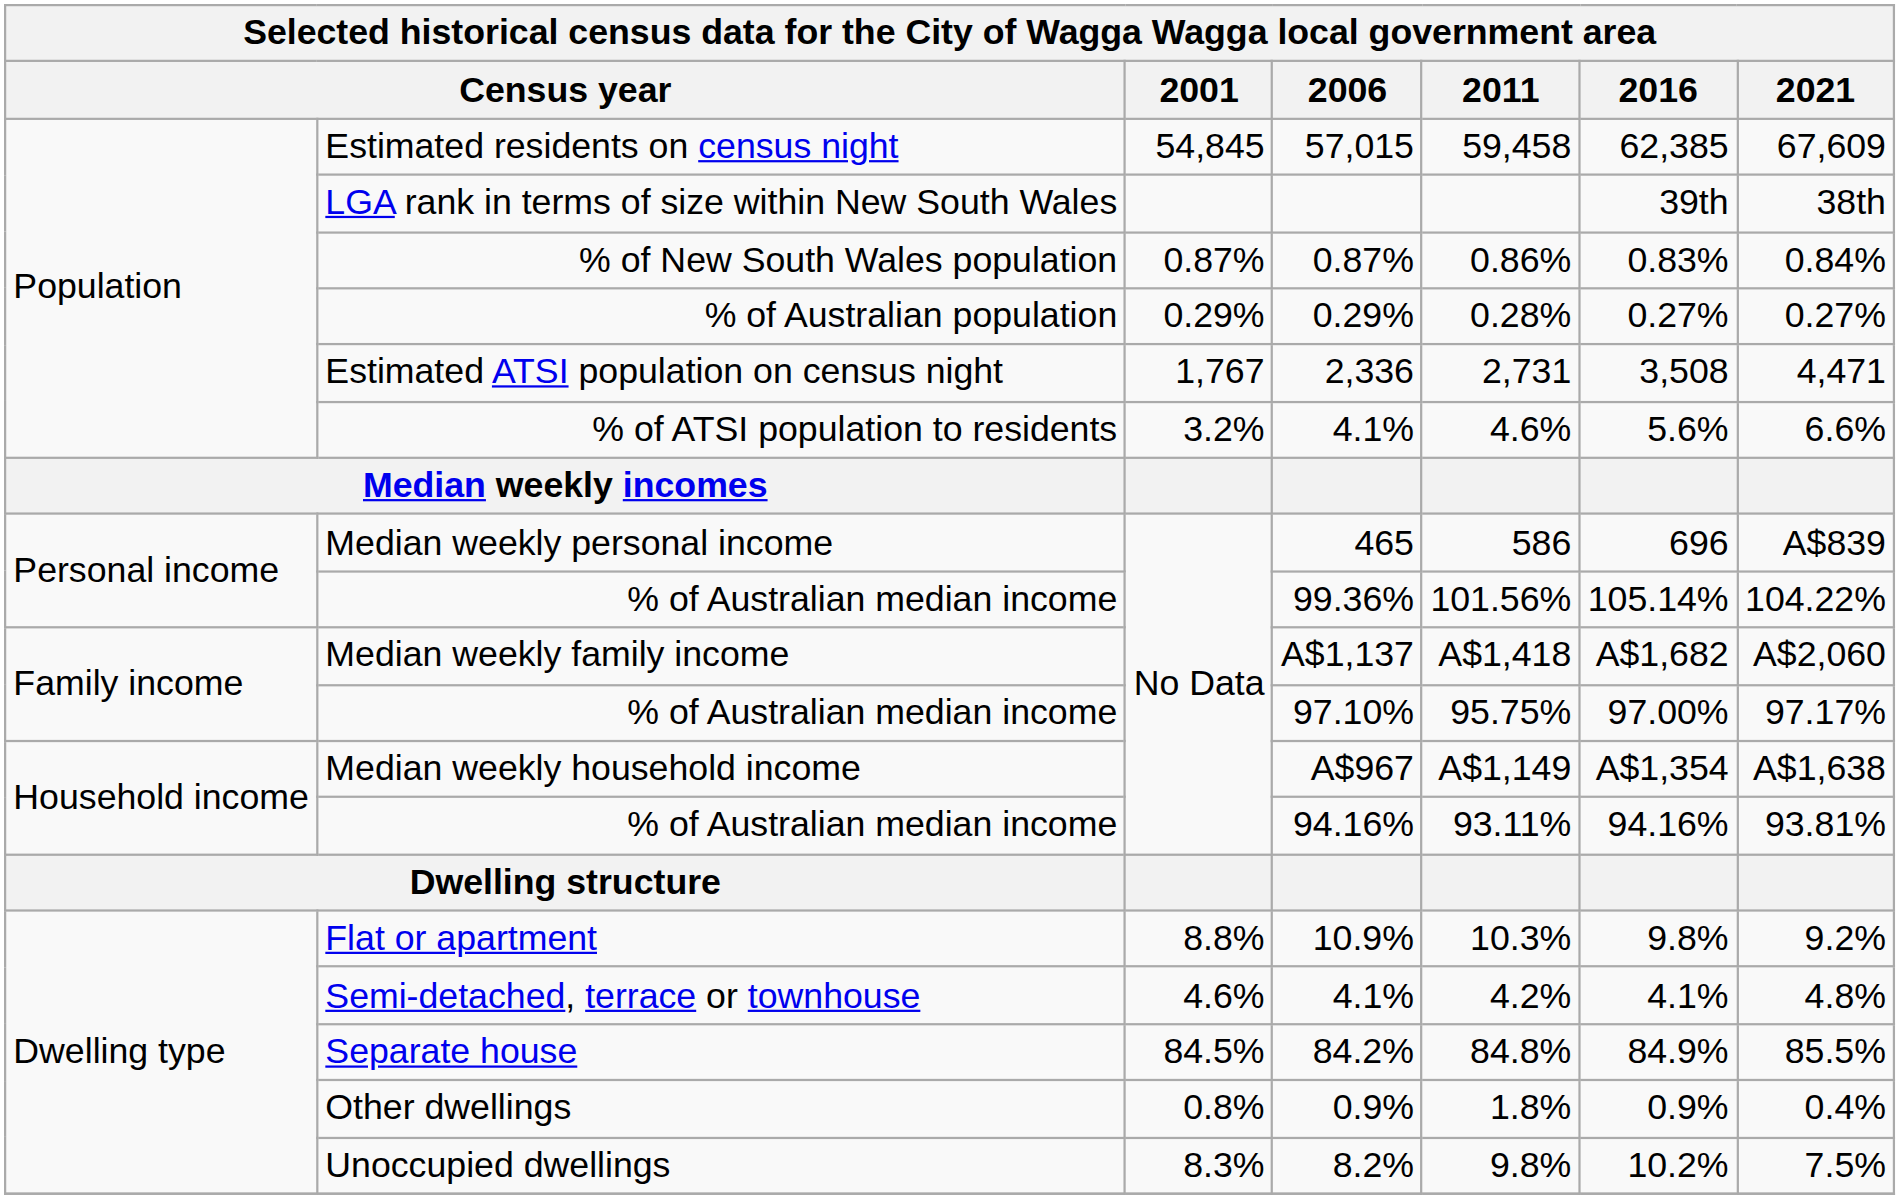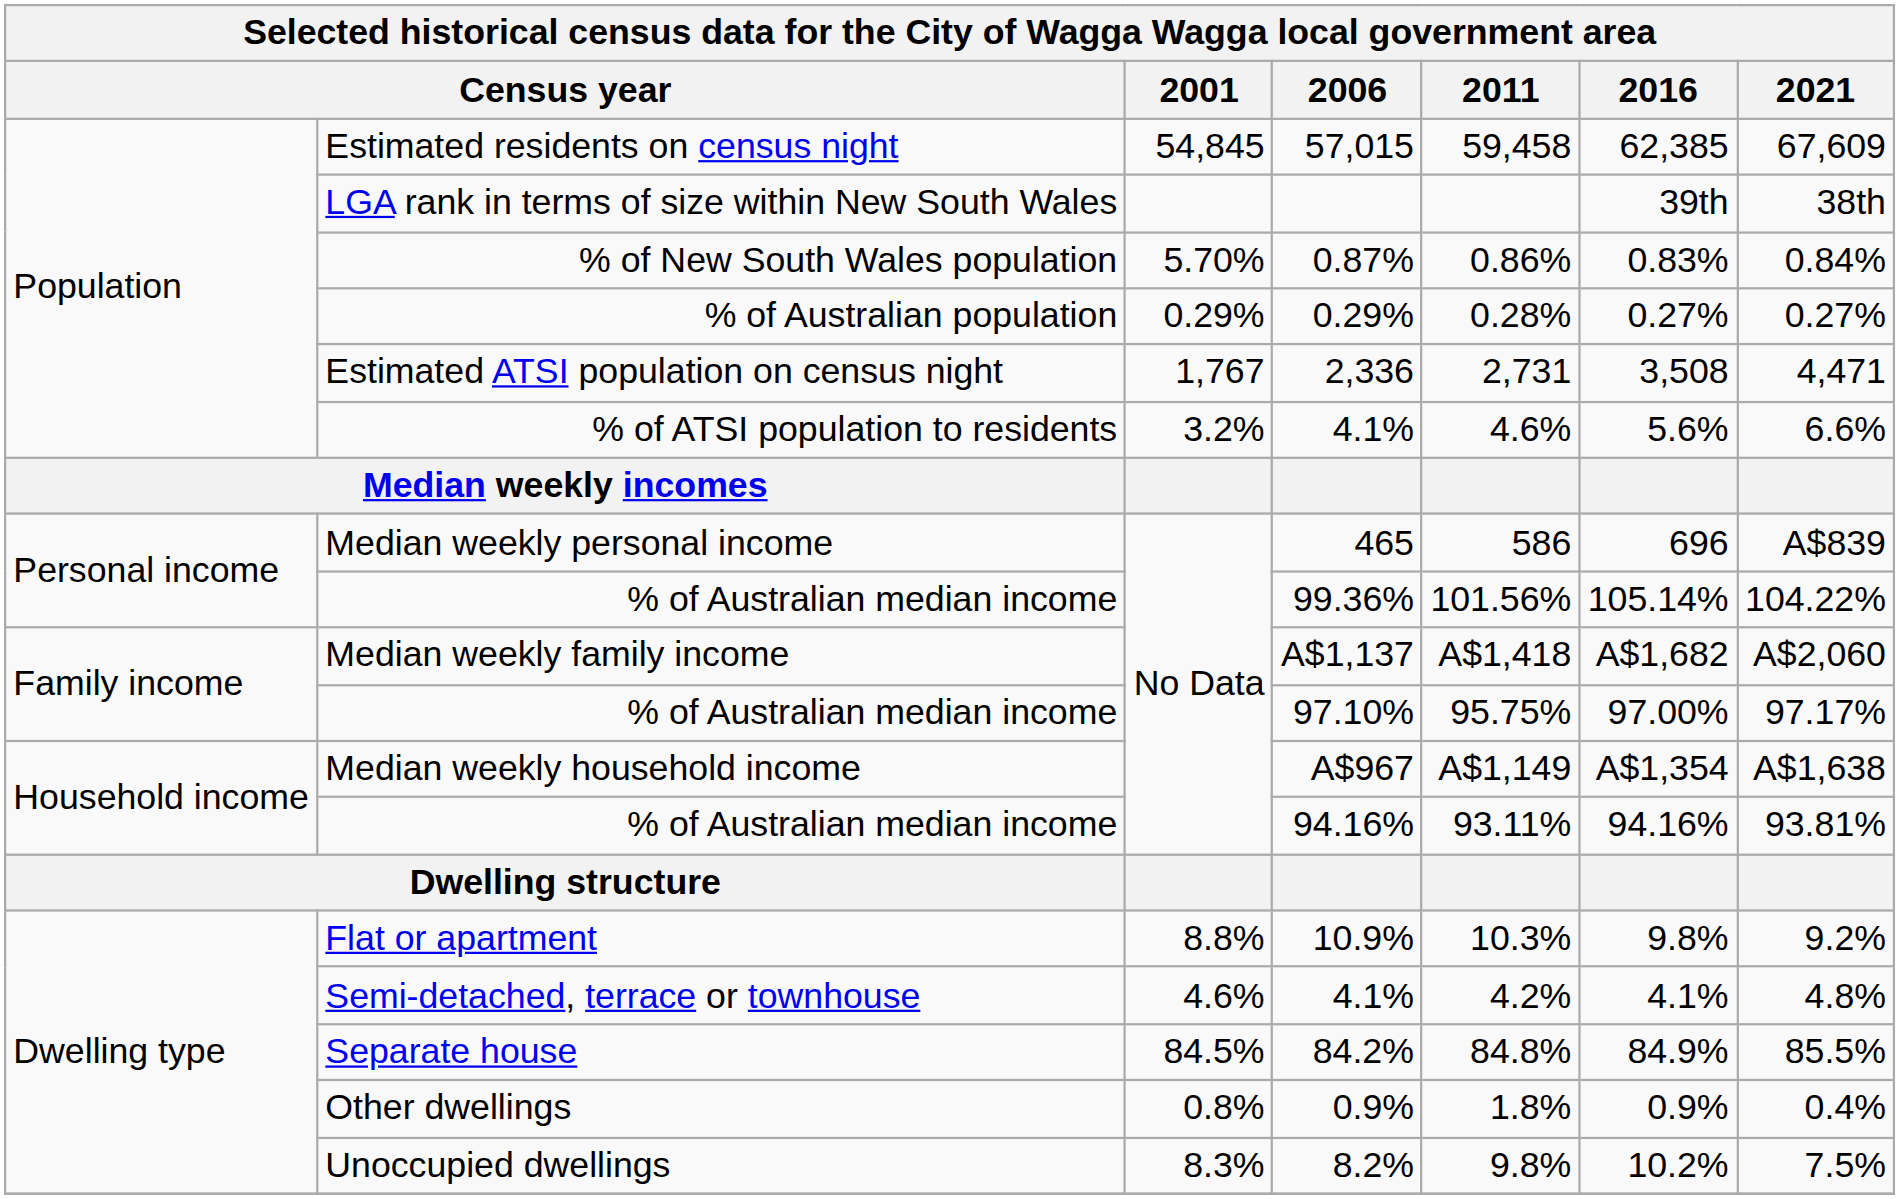(1214, 259) 0.87% -> (1214, 259) 5.70%
